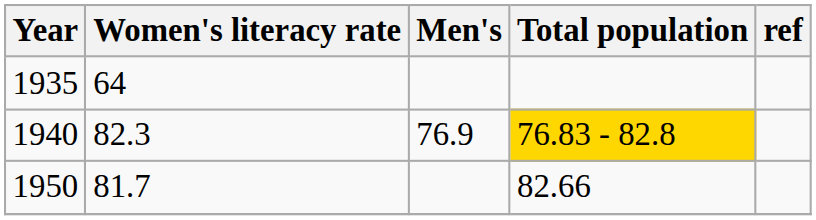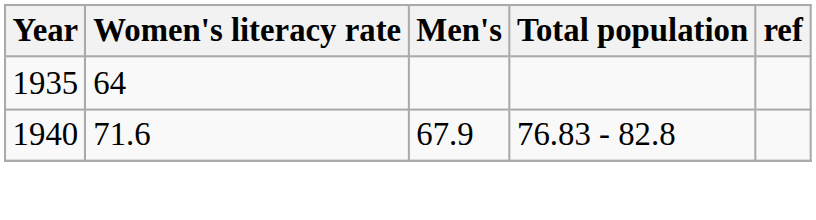(122, 134) 82.3 -> (122, 134) 71.6
(445, 134) 76.9 -> (445, 134) 67.9
(596, 134) gold background -> (596, 134) no background
- row: (45, 186)
